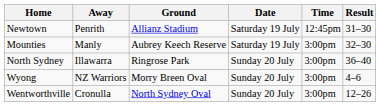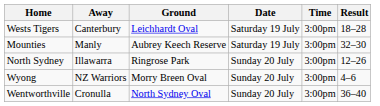- row: (27, 28)
+ row: (33, 28)
(358, 61) 36–40 -> (353, 61) 12–26
(358, 93) 12–26 -> (353, 93) 36–40
